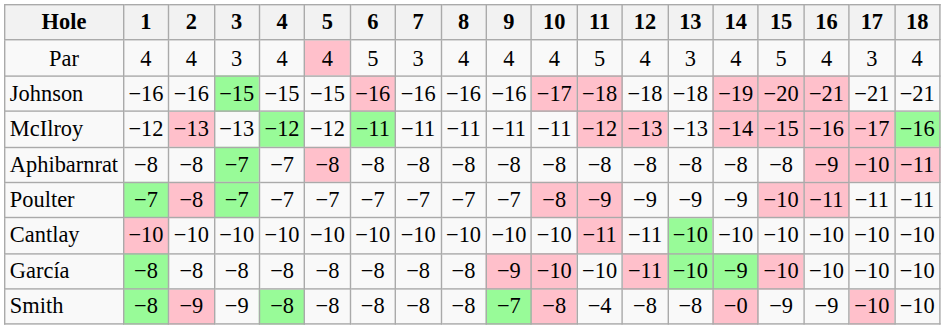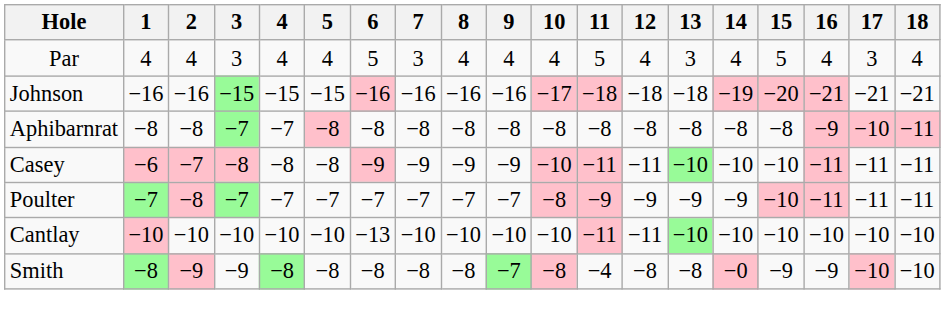(327, 57) pink background -> (327, 57) no background
- row: (47, 128)
+ row: (37, 164)
(373, 235) −10 -> (373, 235) −13
- row: (40, 270)
